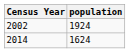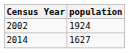(80, 40) 1624 -> (80, 40) 1627
